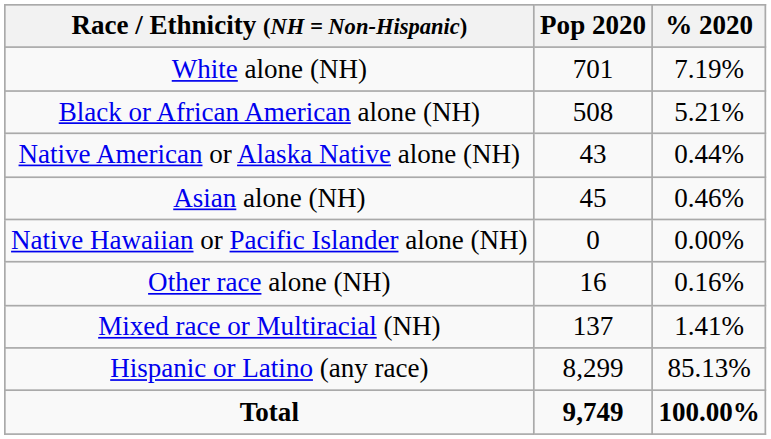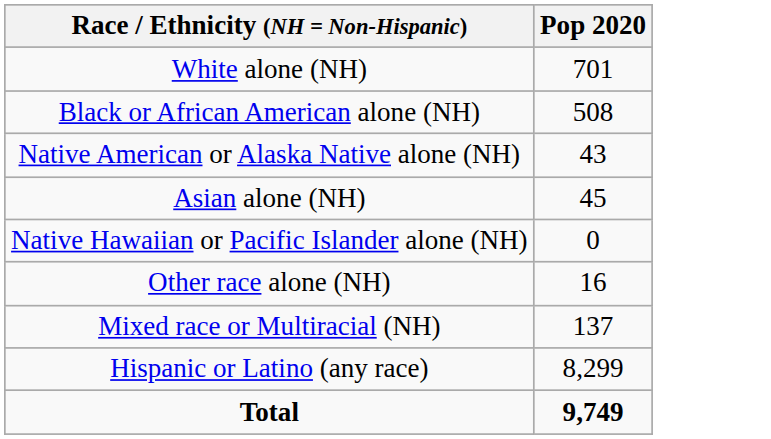- column: (709, 25)
